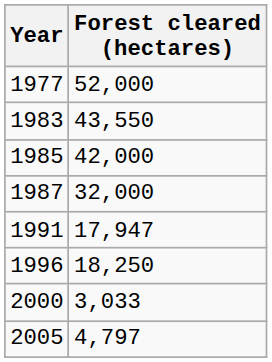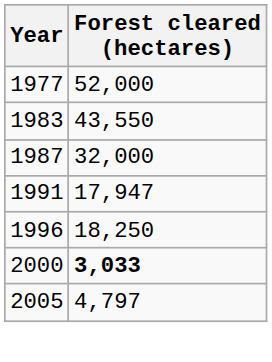- row: (37, 157)
(107, 302) normal -> (107, 266) bold
